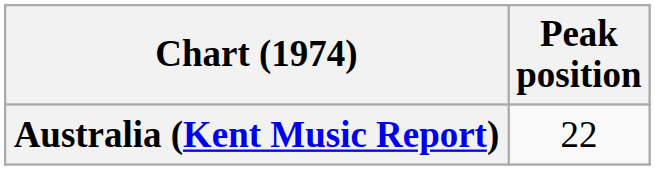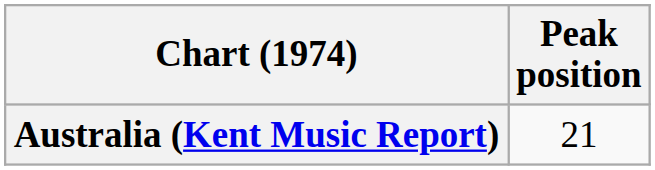(579, 134) 22 -> (579, 134) 21
